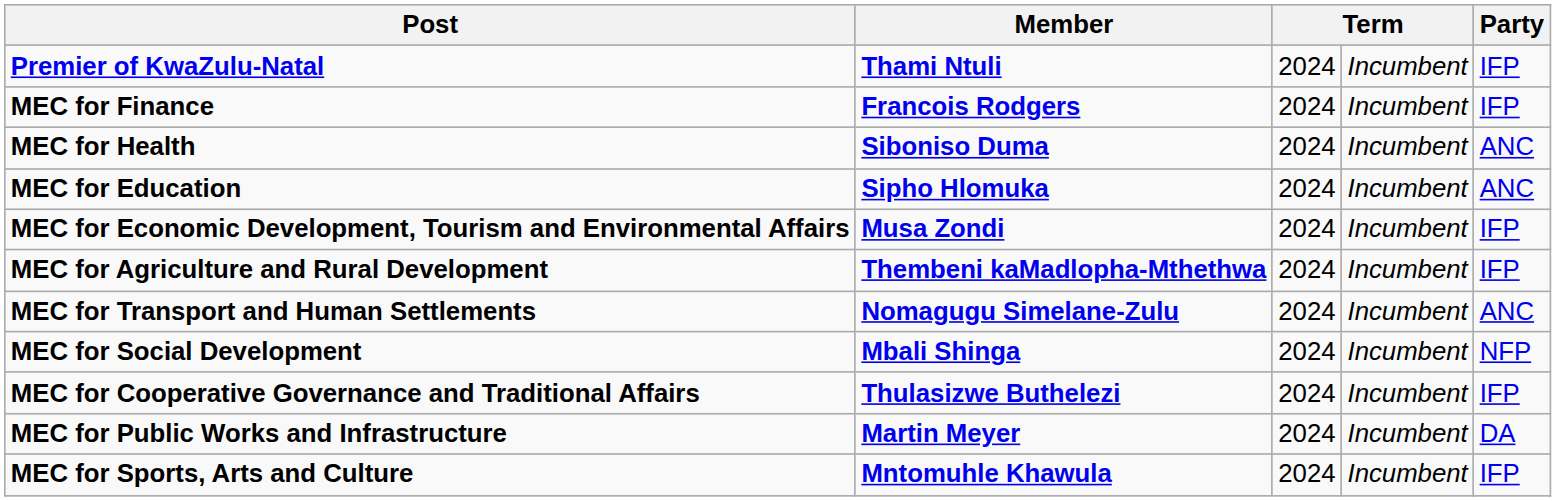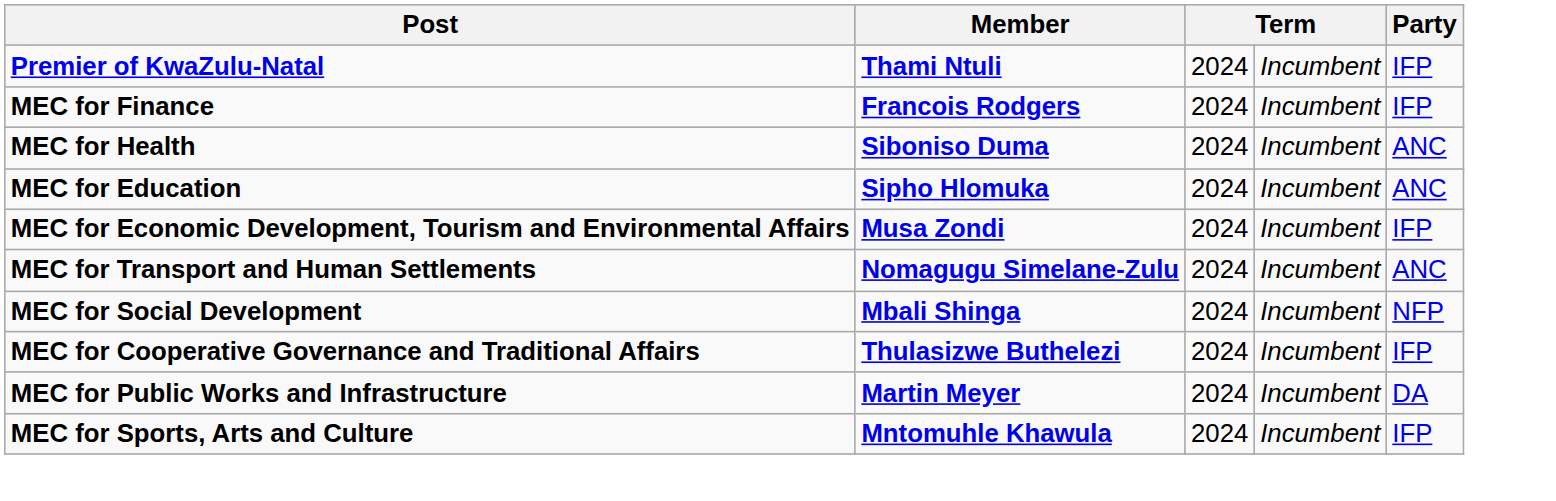- row: (279, 270)
